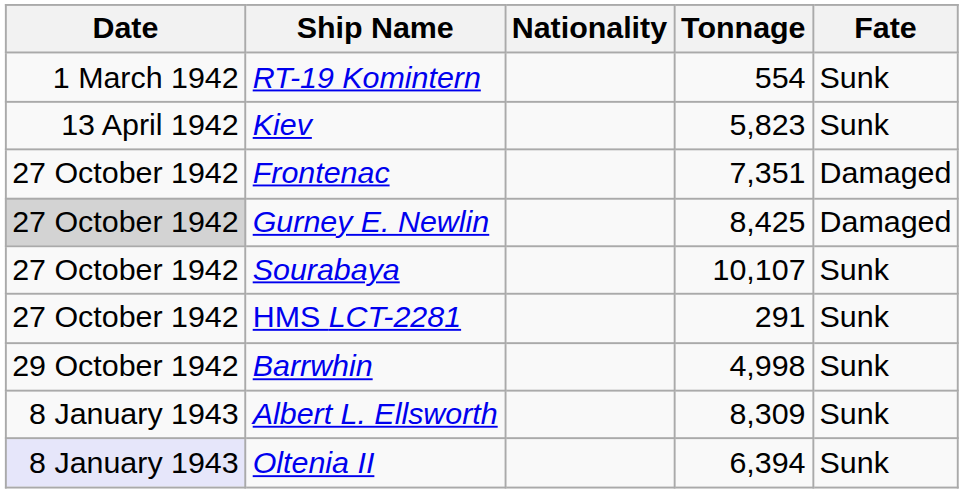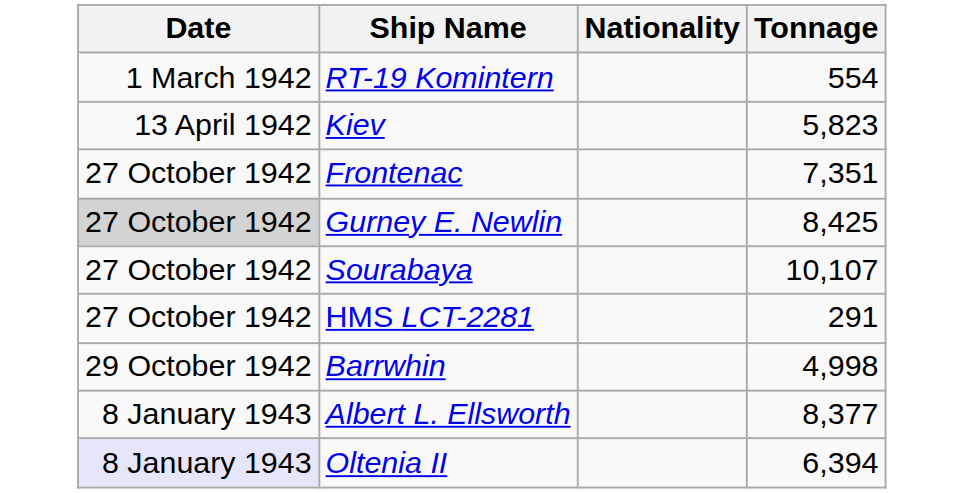- column: (885, 28)
(767, 414) 8,309 -> (840, 414) 8,377
